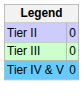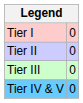+ row: (20, 32)
